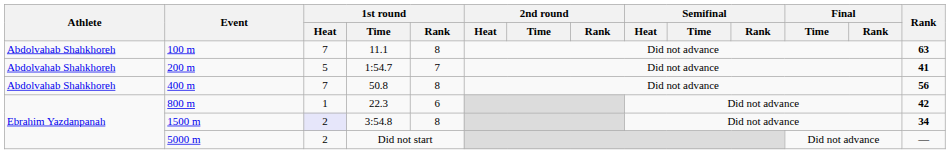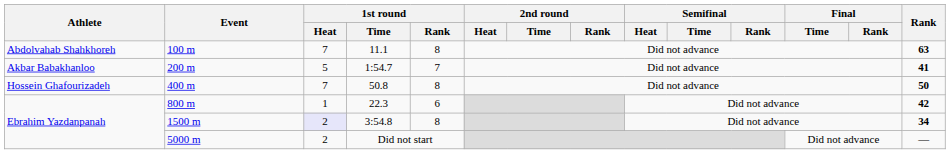(61, 68) Abdolvahab Shahkhoreh -> (51, 68) Akbar Babakhanloo
(61, 86) Abdolvahab Shahkhoreh -> (58, 86) Hossein Ghafourizadeh
(924, 86) 56 -> (924, 86) 50
